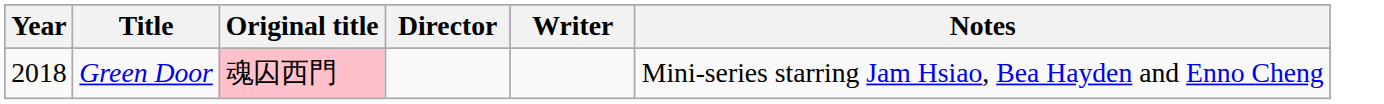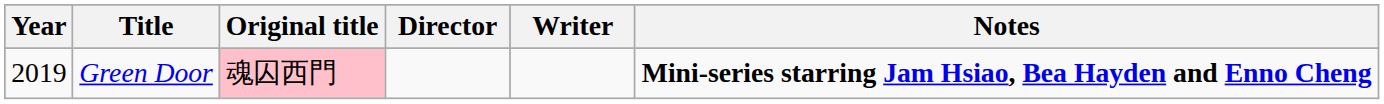(39, 72) 2018 -> (39, 72) 2019
(983, 72) normal -> (1007, 72) bold
